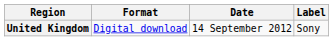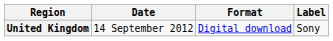columns swapped: (242, 12) <-> (140, 12)
